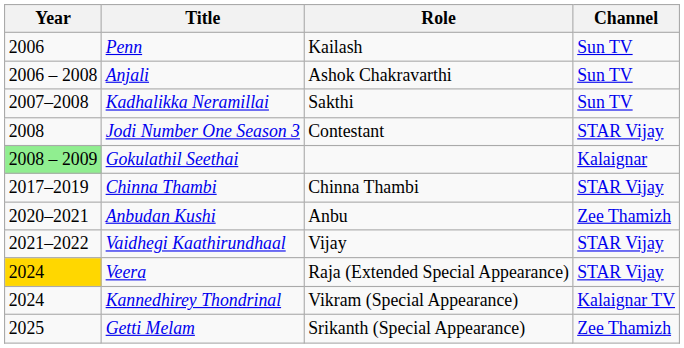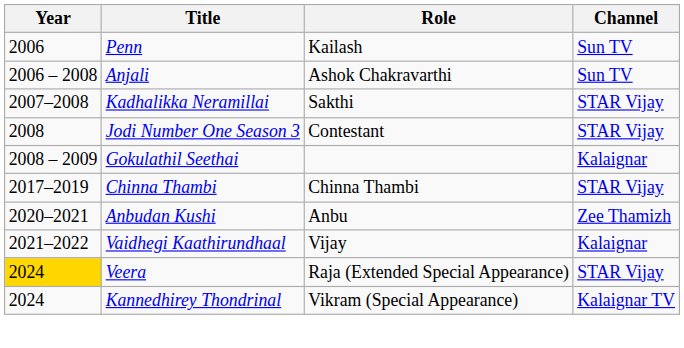(605, 103) Sun TV -> (620, 103) STAR Vijay
(53, 159) lightgreen background -> (53, 159) no background
(620, 243) STAR Vijay -> (612, 243) Kalaignar
- row: (150, 328)
